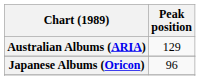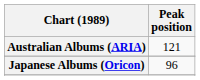(172, 46) 129 -> (172, 46) 121
